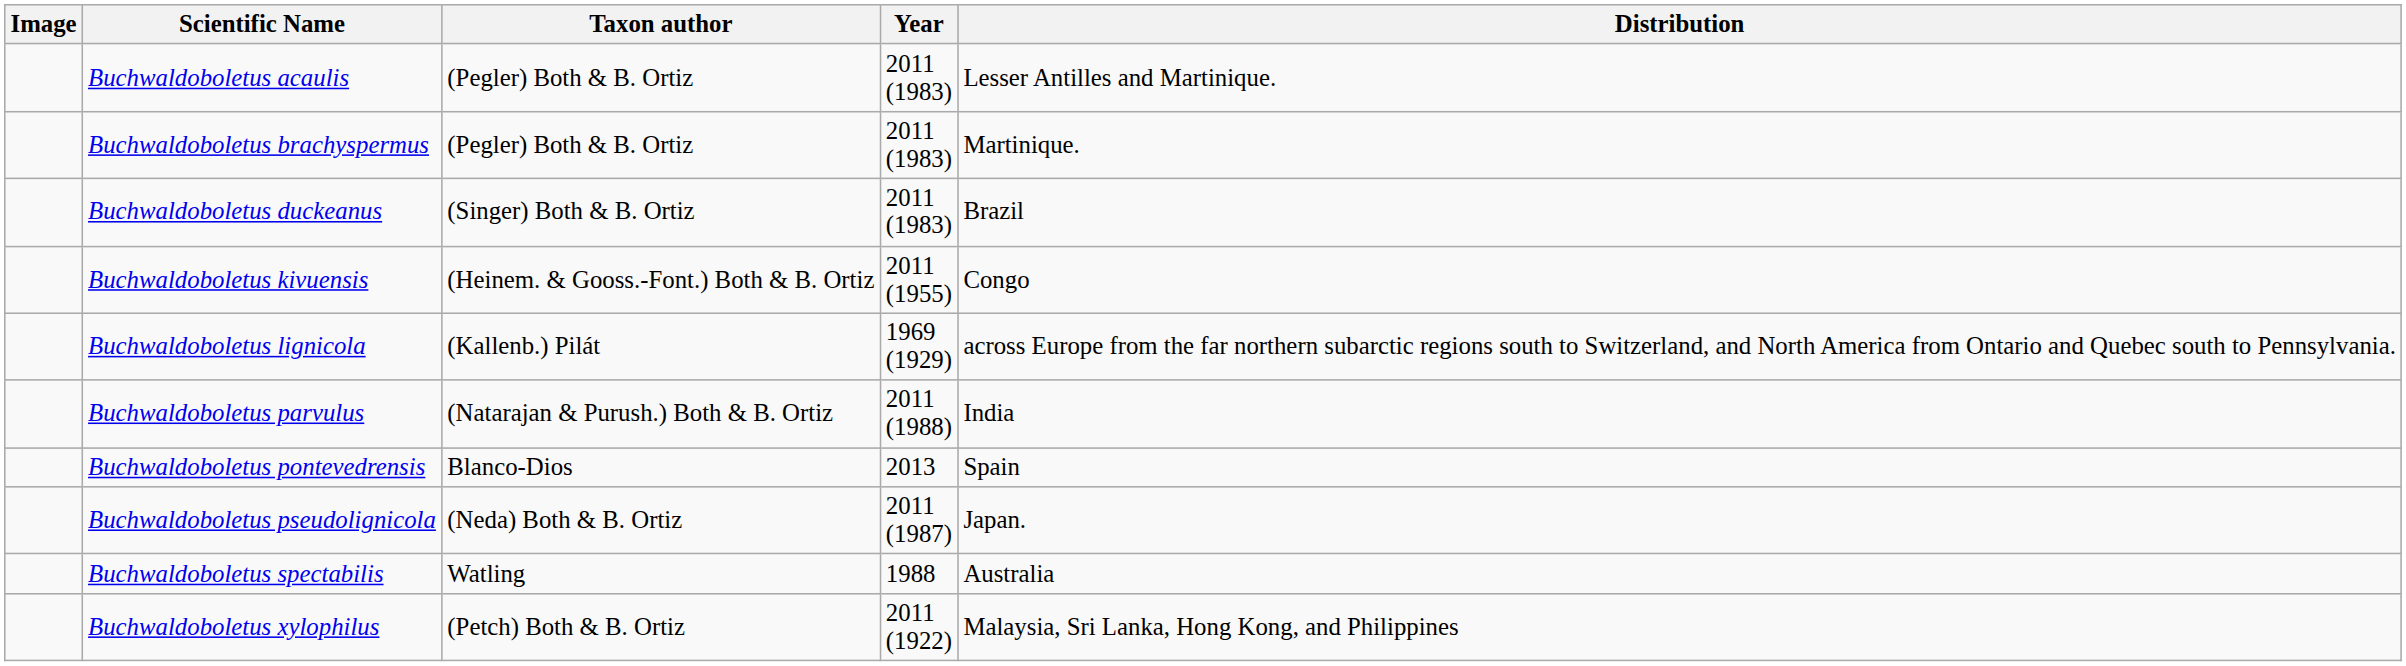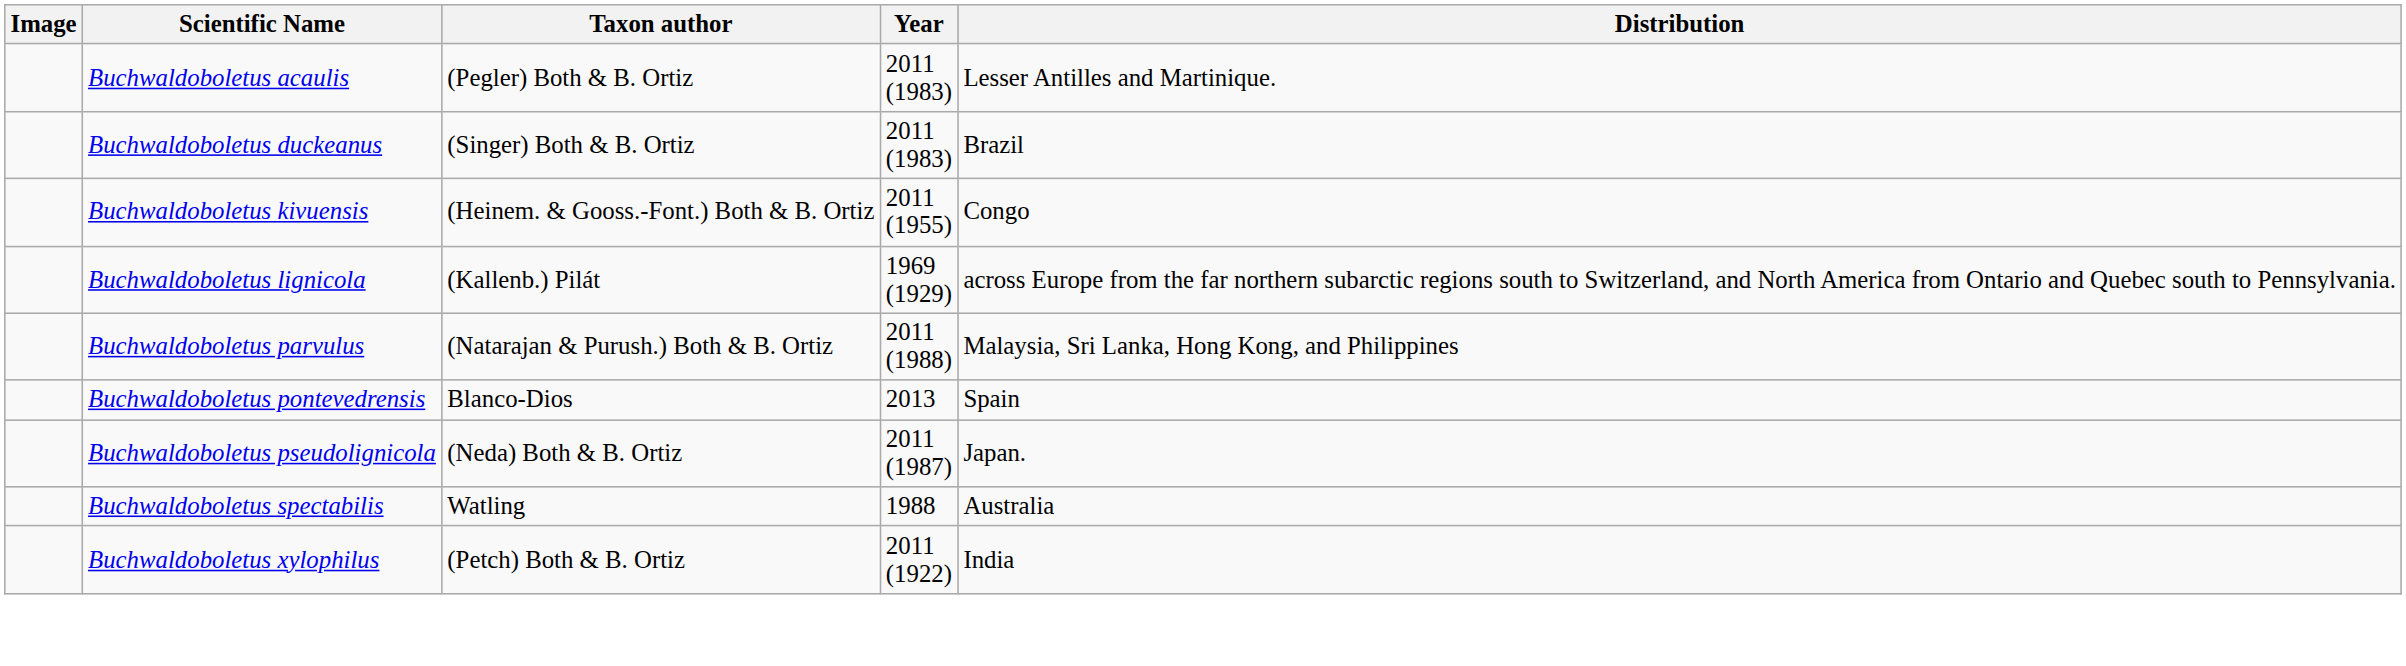- row: (259, 144)
(989, 413) India -> (1211, 346) Malaysia, Sri Lanka, Hong Kong, and Philippines
(1211, 626) Malaysia, Sri Lanka, Hong Kong, and Philippines -> (989, 559) India
